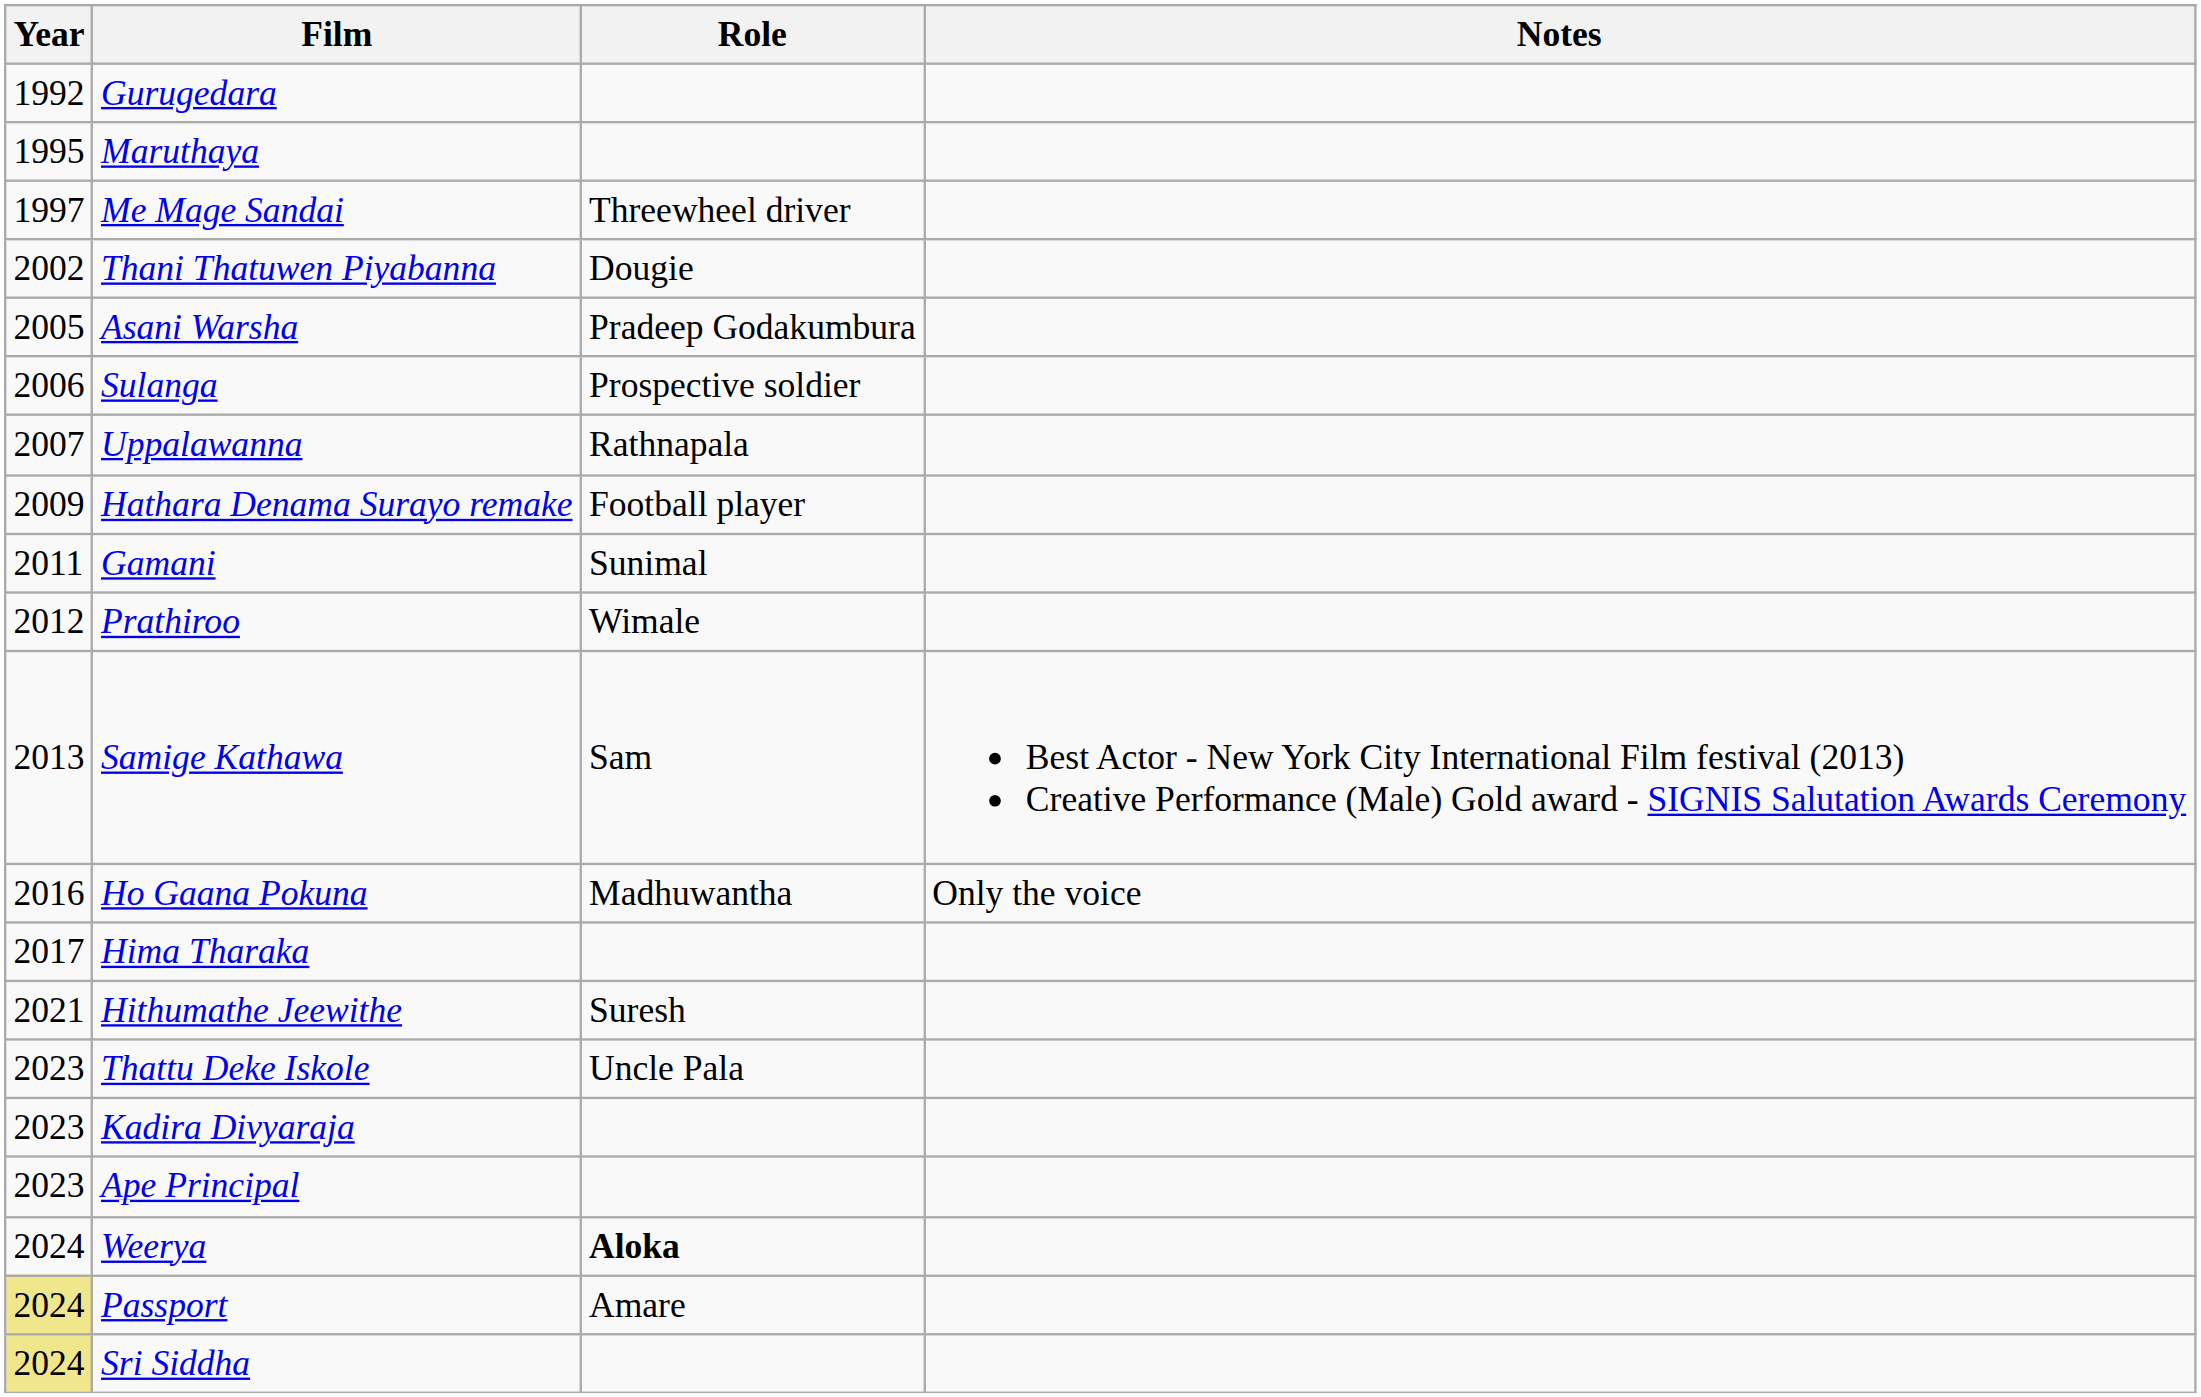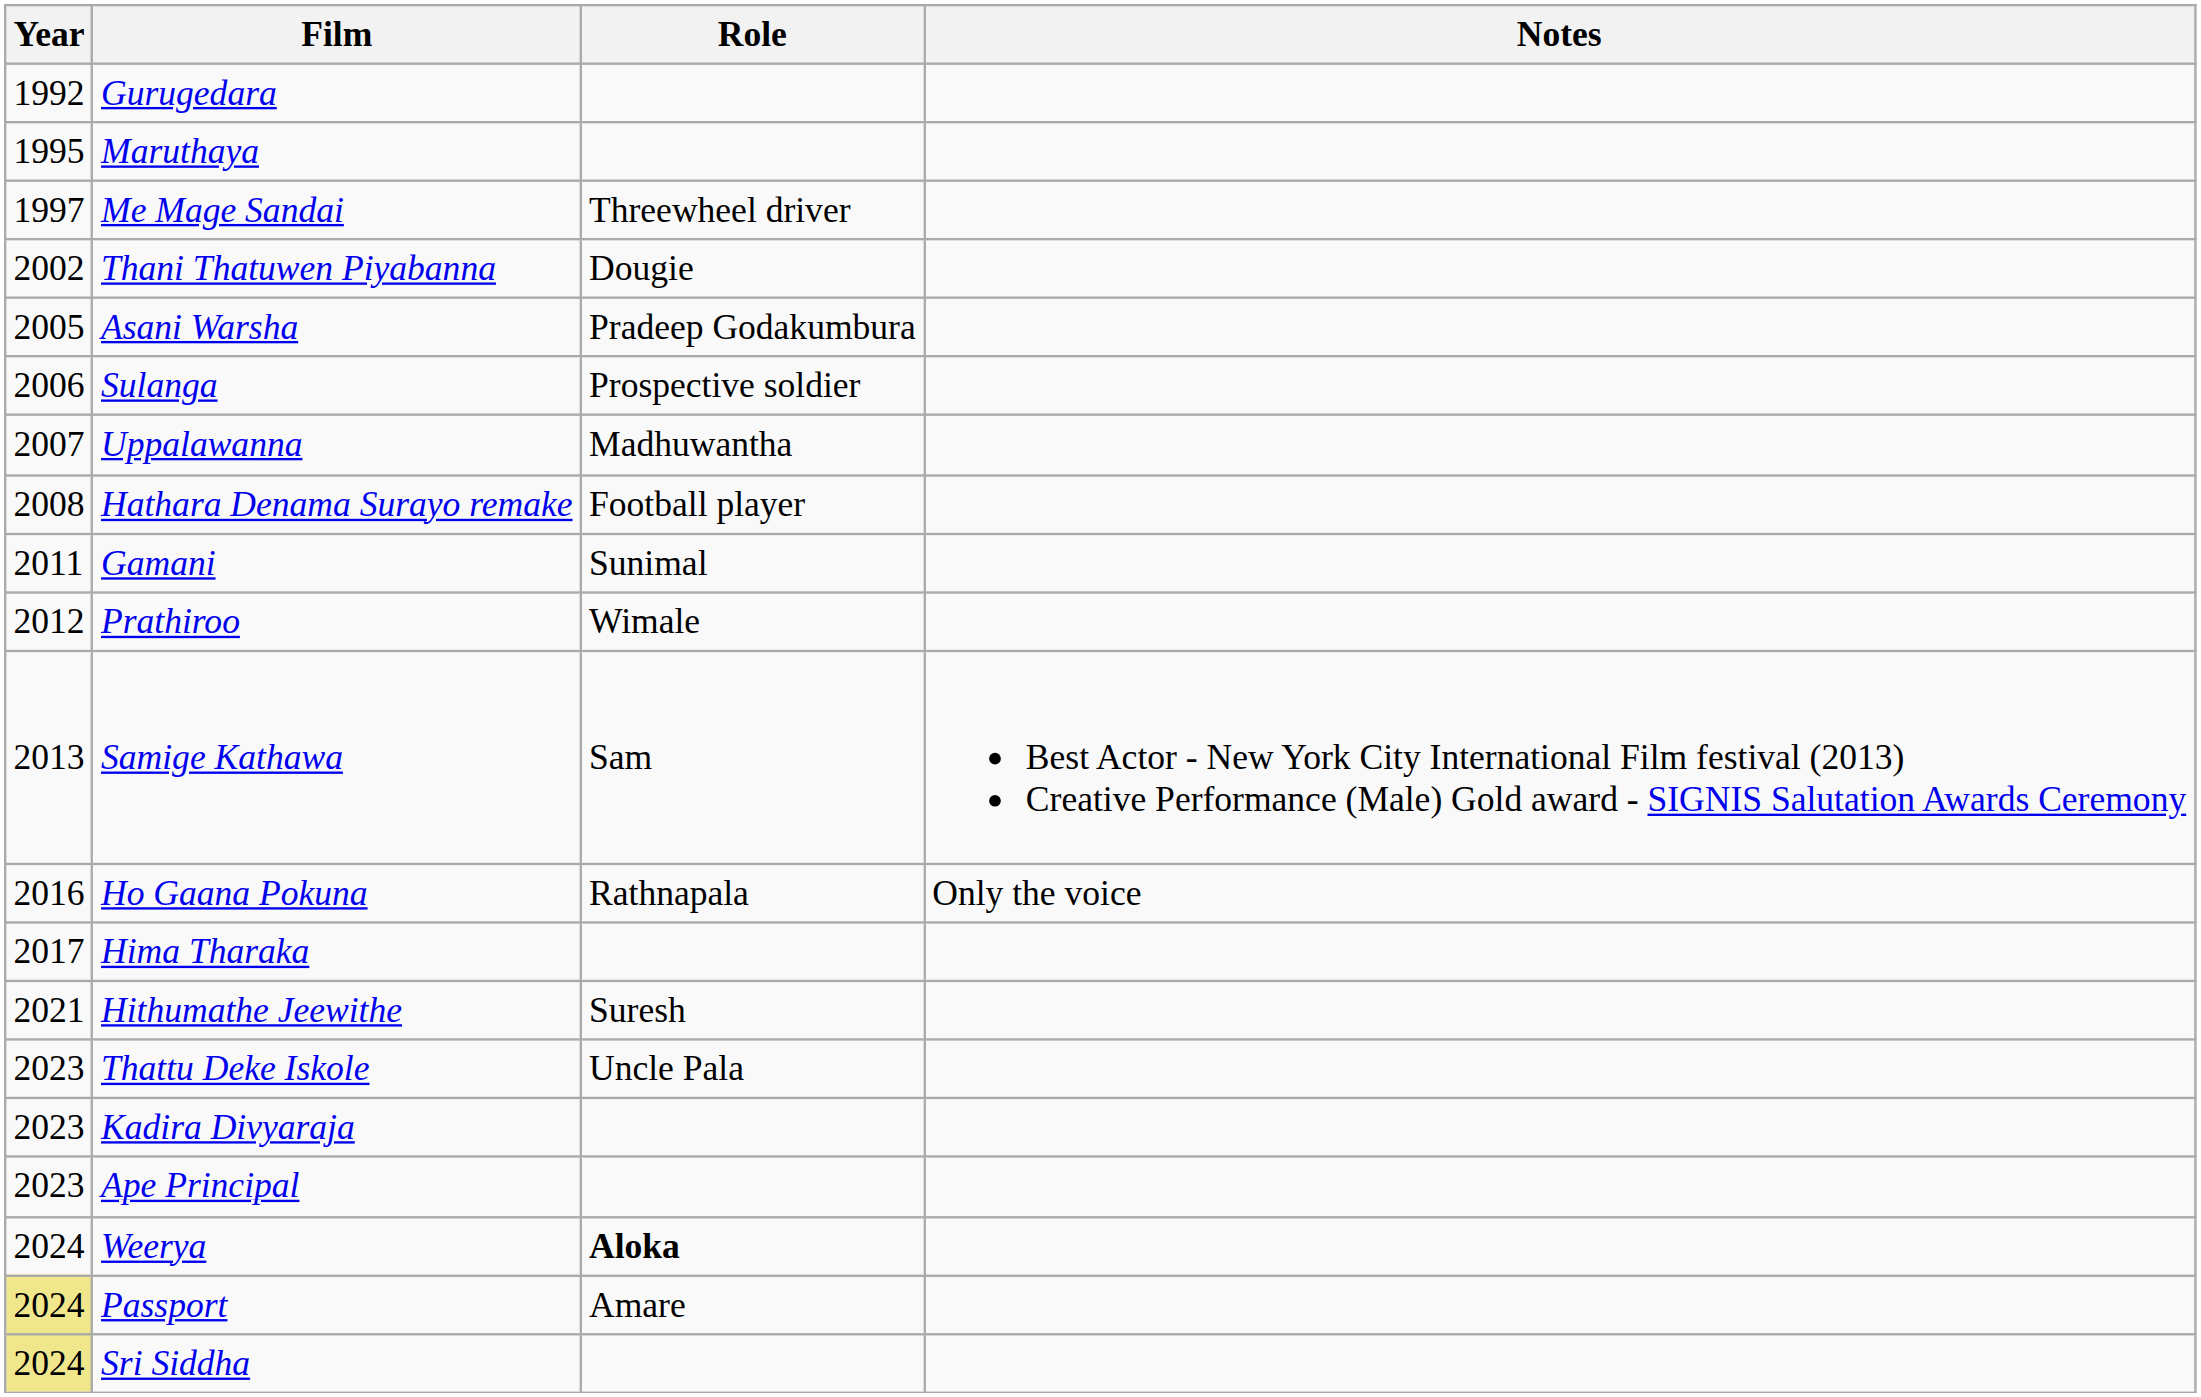(669, 444) Rathnapala -> (691, 444) Madhuwantha
(49, 503) 2009 -> (49, 503) 2008
(691, 893) Madhuwantha -> (669, 893) Rathnapala
